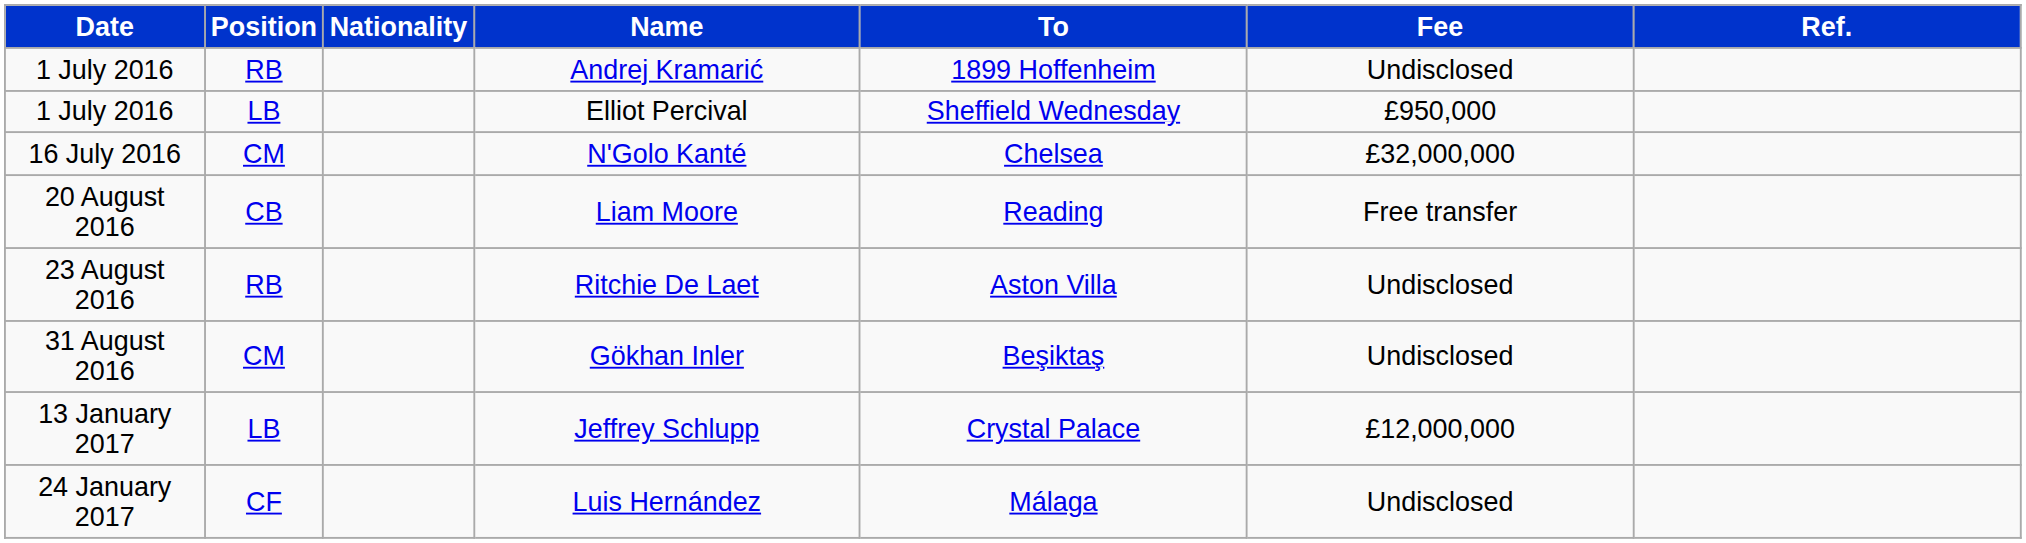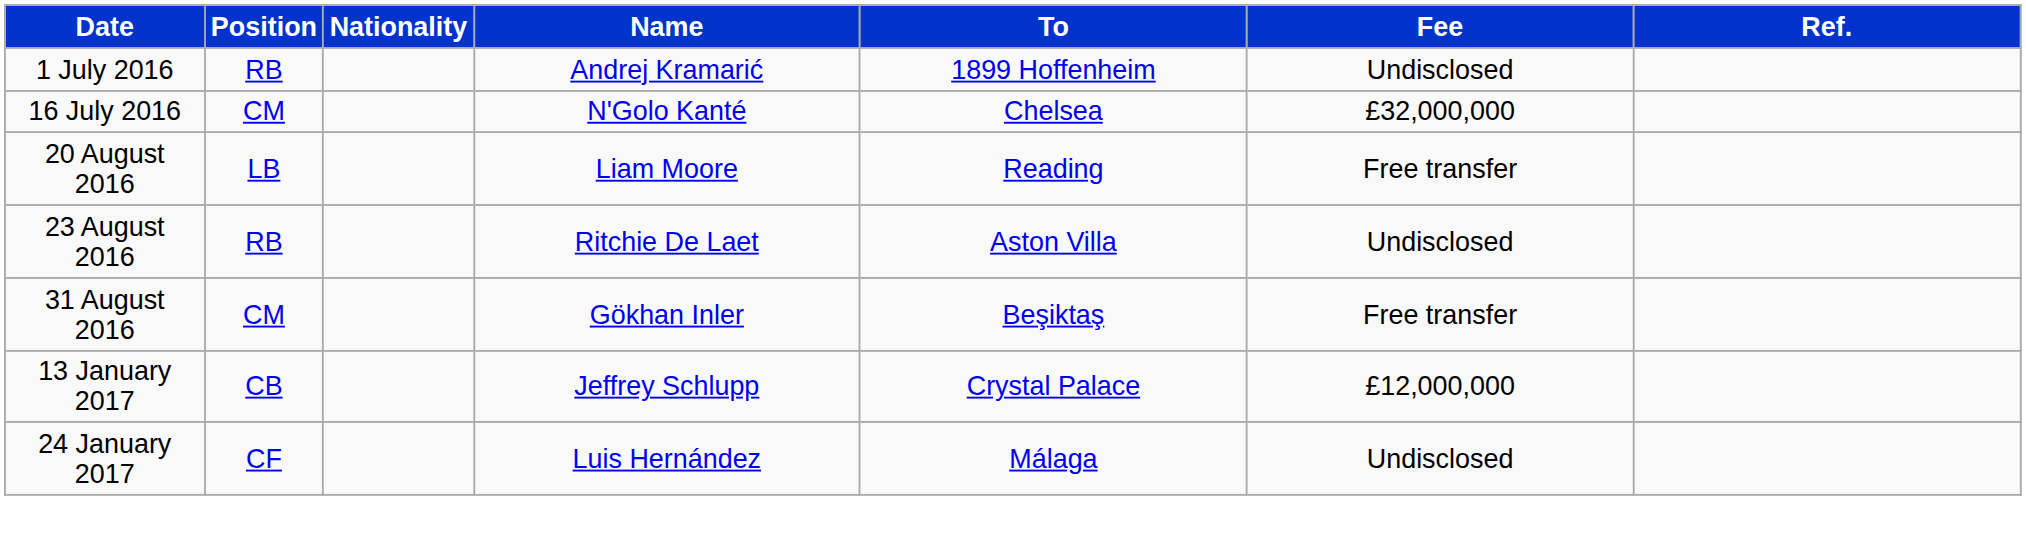- row: (667, 112)
(264, 212) CB -> (264, 169) LB
(1440, 357) Undisclosed -> (1440, 314) Free transfer
(264, 429) LB -> (264, 387) CB
